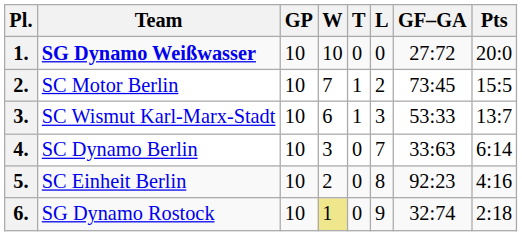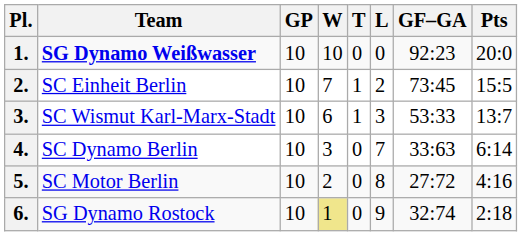(432, 52) 27:72 -> (432, 52) 92:23
(110, 85) SC Motor Berlin -> (114, 85) SC Einheit Berlin
(114, 181) SC Einheit Berlin -> (110, 181) SC Motor Berlin
(432, 181) 92:23 -> (432, 181) 27:72
